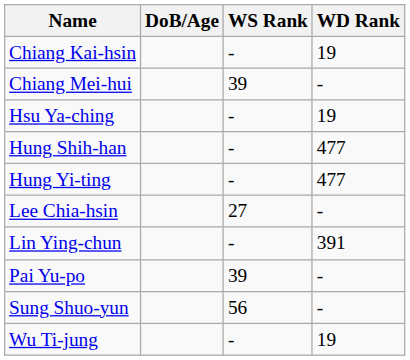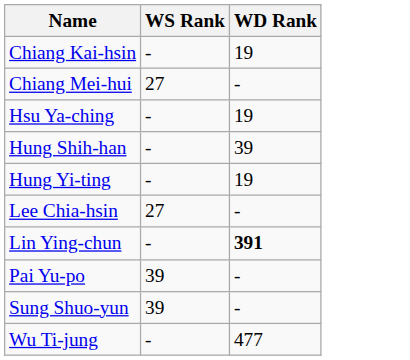- column: (182, 20)
(238, 84) 39 -> (155, 84) 27
(331, 147) 477 -> (244, 147) 39
(331, 179) 477 -> (244, 179) 19
(331, 243) normal -> (248, 243) bold
(238, 307) 56 -> (155, 307) 39
(326, 338) 19 -> (248, 338) 477
